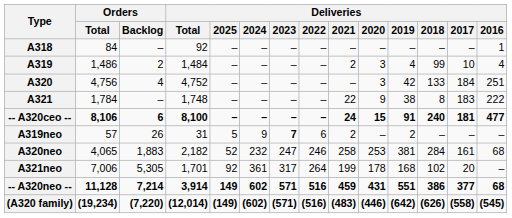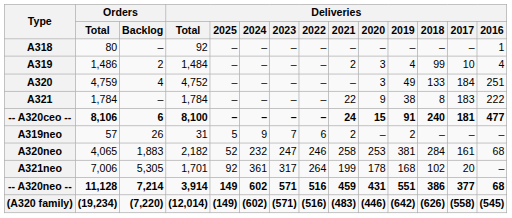(111, 48) 84 -> (111, 48) 80
(104, 82) 4,756 -> (104, 82) 4,759
(409, 82) 42 -> (409, 82) 49
(194, 100) 1,748 -> (194, 100) 1,784
(294, 134) bold -> (294, 134) normal
